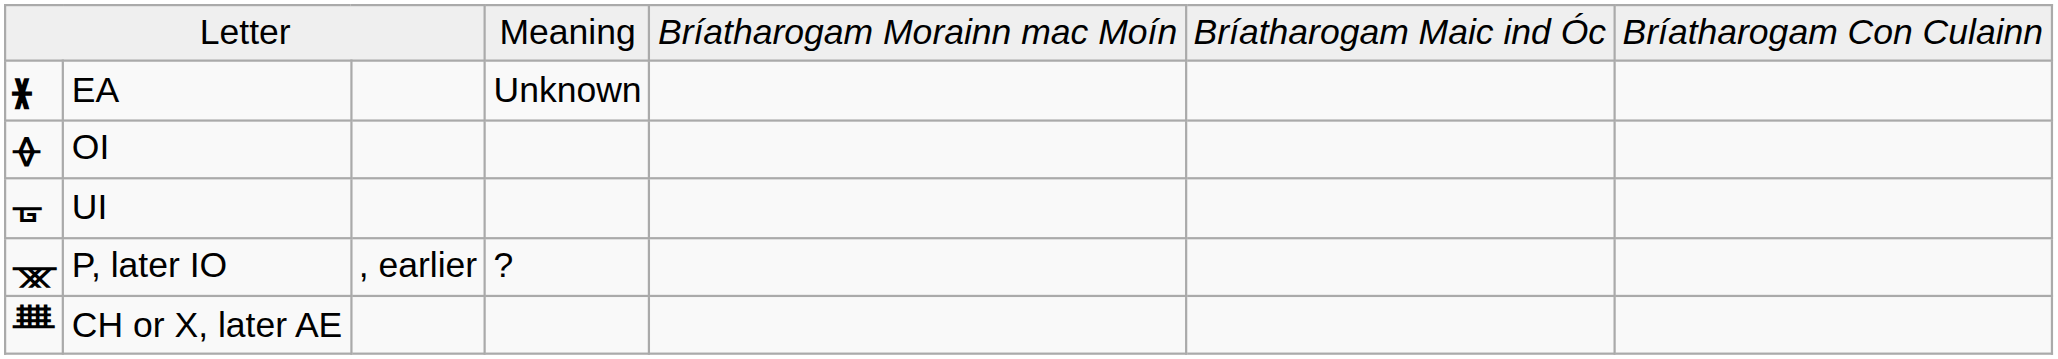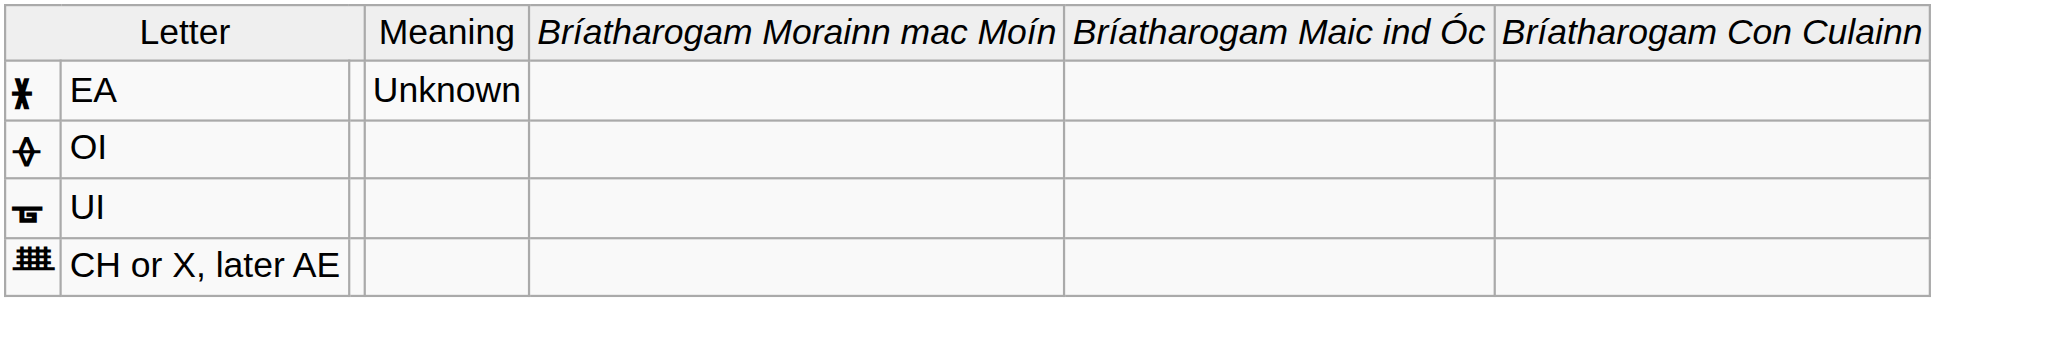(28, 208) normal -> (28, 208) bold
- row: (150, 265)
